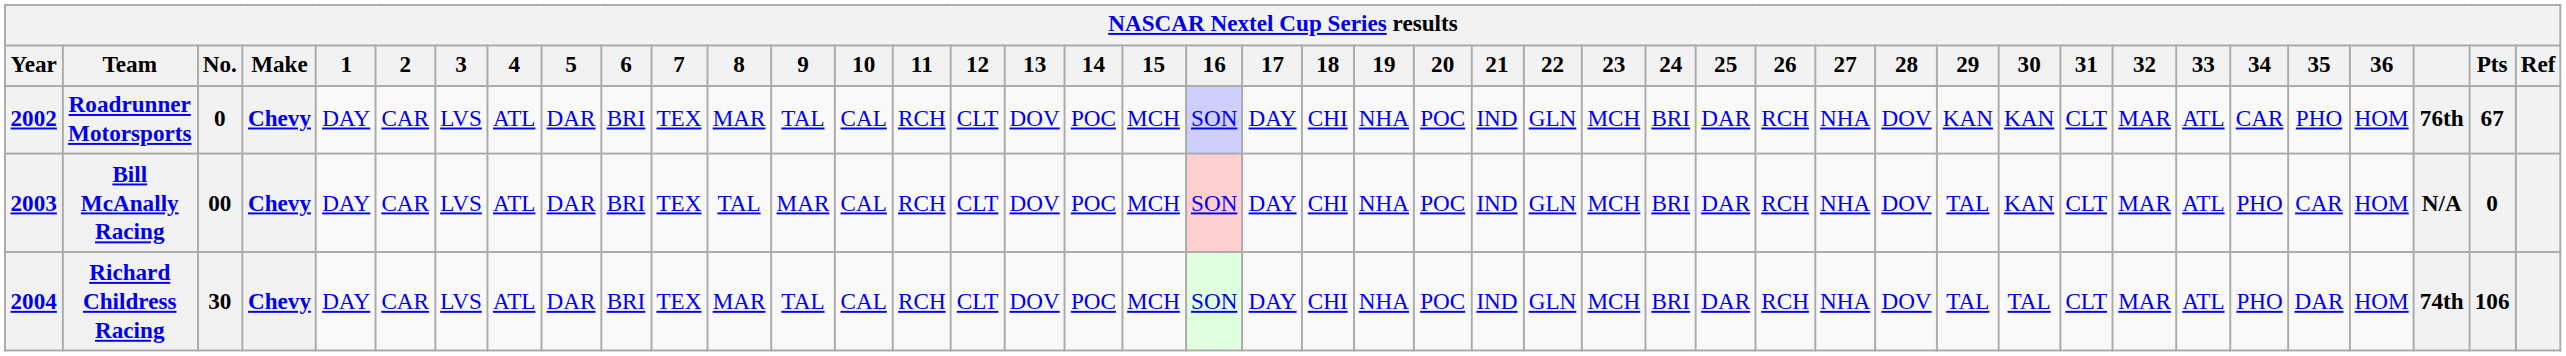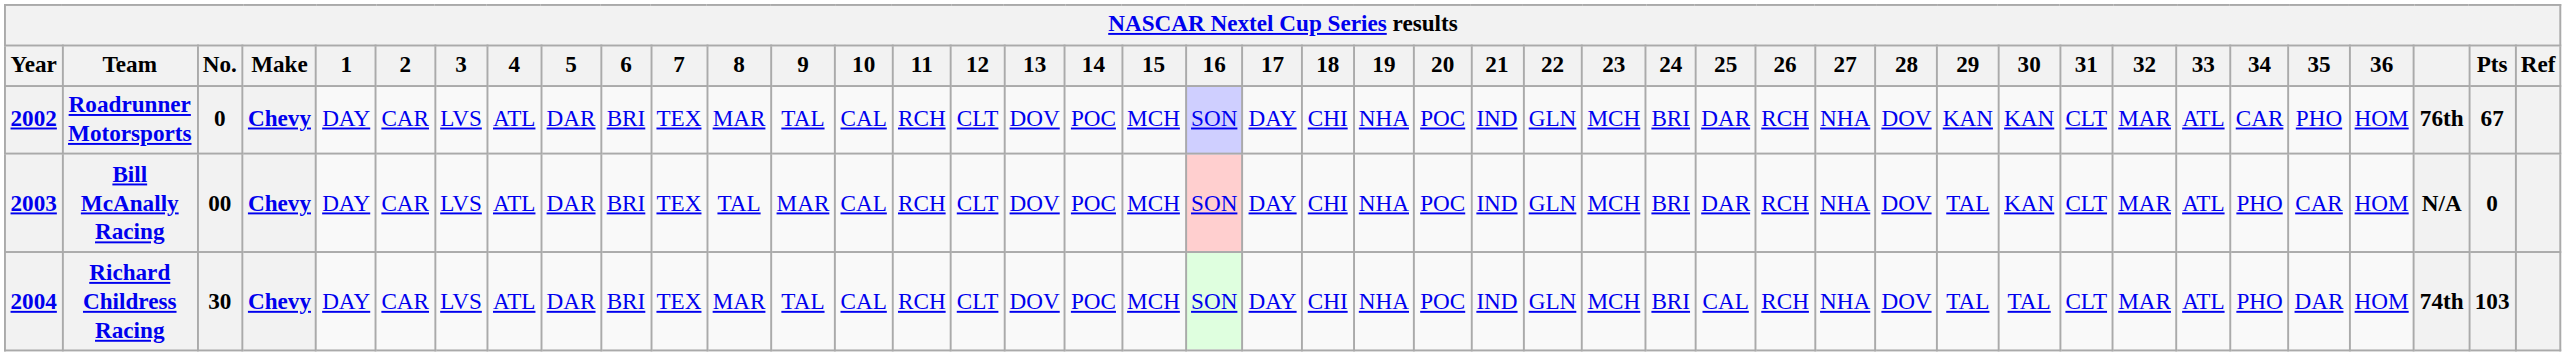(1726, 300) DAR -> (1726, 300) CAL
(2492, 300) 106 -> (2492, 300) 103
